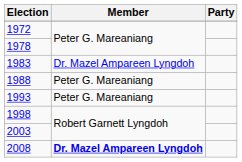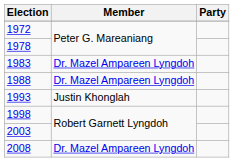(103, 81) Peter G. Mareaniang -> (124, 81) Dr. Mazel Ampareen Lyngdoh
(103, 98) Peter G. Mareaniang -> (92, 98) Justin Khonglah
(128, 149) bold -> (124, 149) normal
